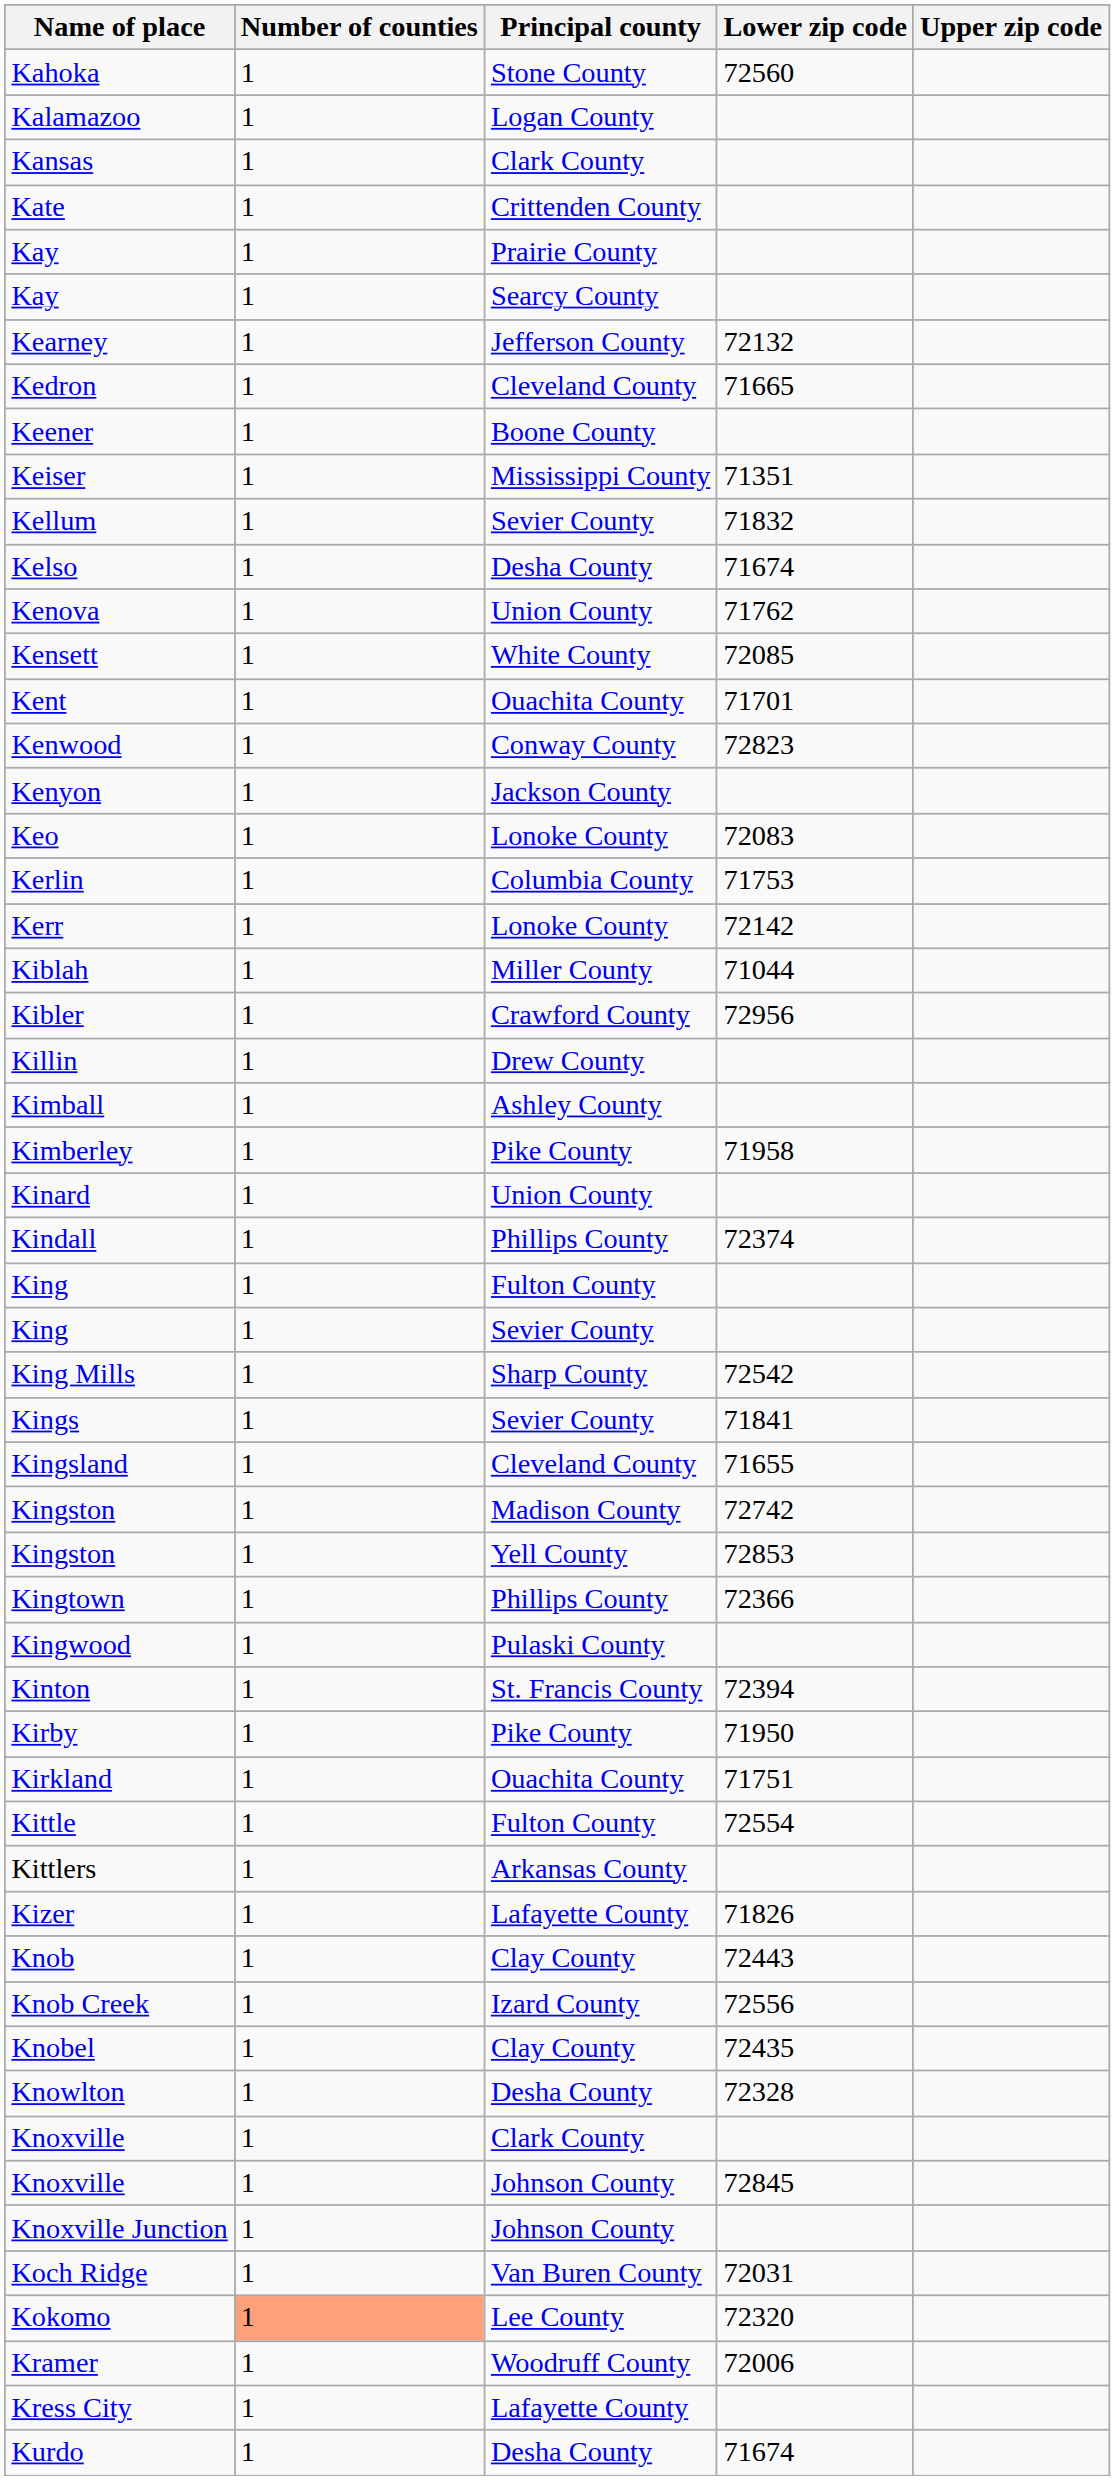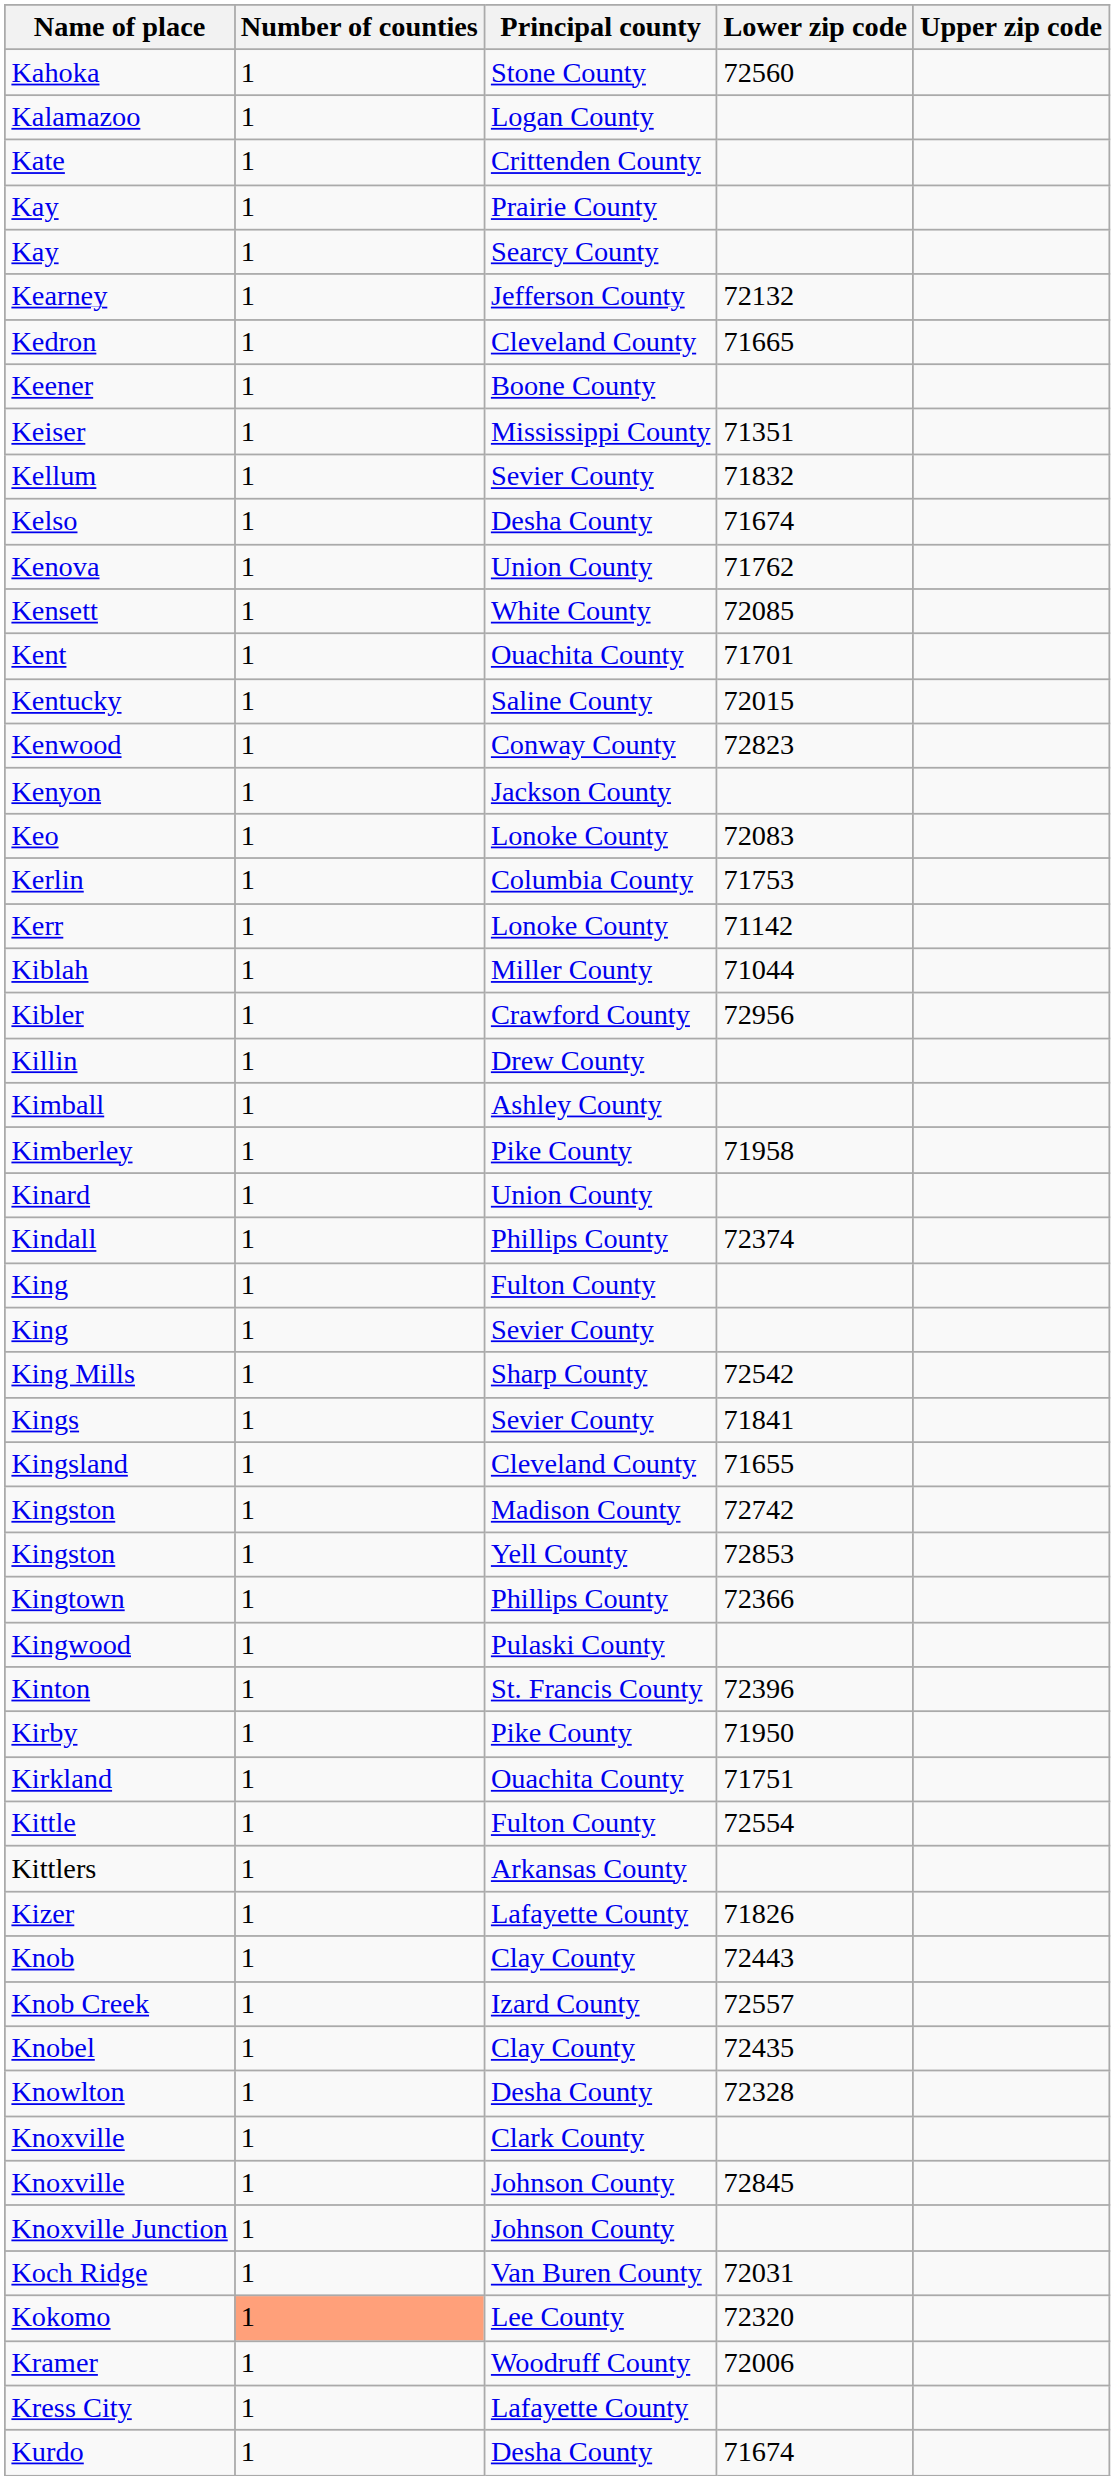- row: (52, 161)
+ row: (66, 700)
(759, 925) 72142 -> (758, 925) 71142
(759, 1688) 72394 -> (759, 1688) 72396
(759, 2003) 72556 -> (759, 2003) 72557
